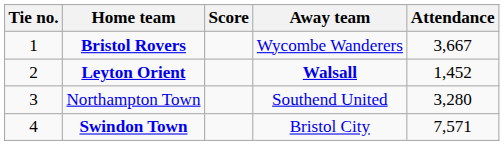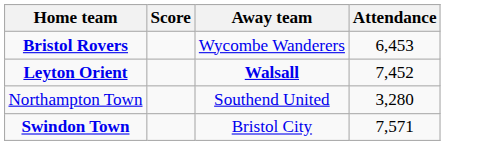- column: (34, 18)
(453, 45) 3,667 -> (395, 45) 6,453
(453, 72) 1,452 -> (395, 72) 7,452
